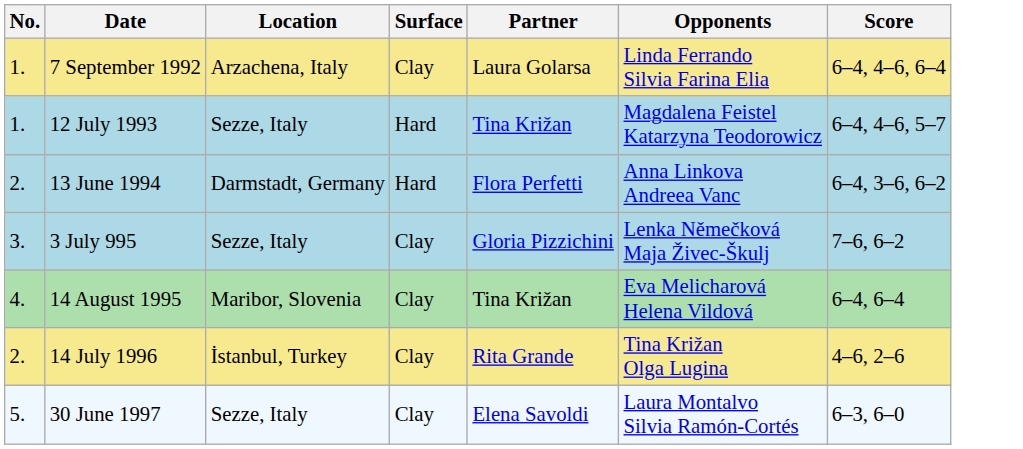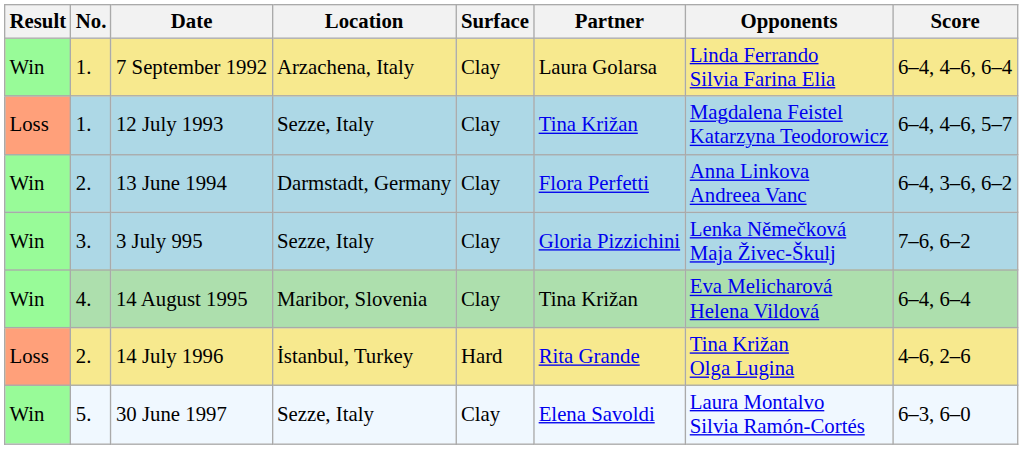+ column: (38, 20)
(415, 124) Hard -> (481, 124) Clay
(415, 182) Hard -> (481, 182) Clay
(414, 356) Clay -> (482, 356) Hard
